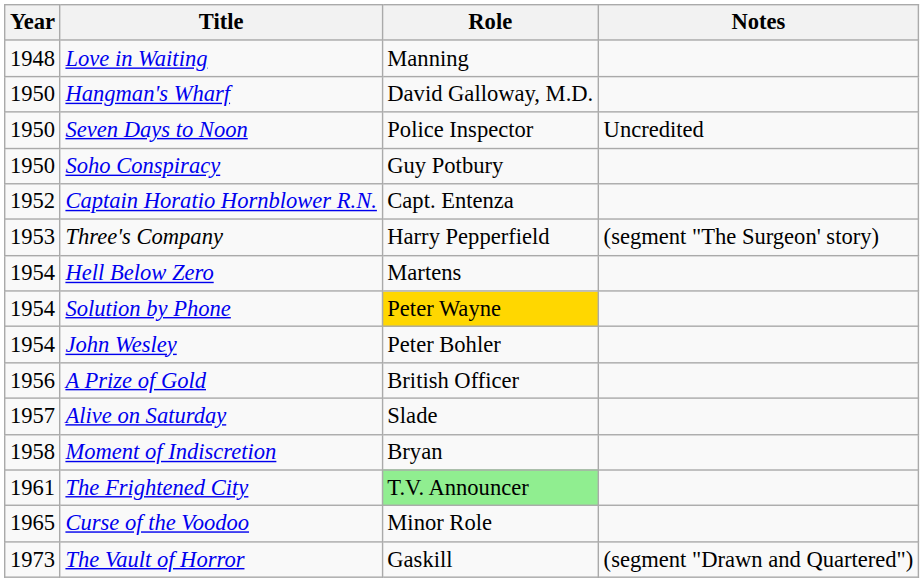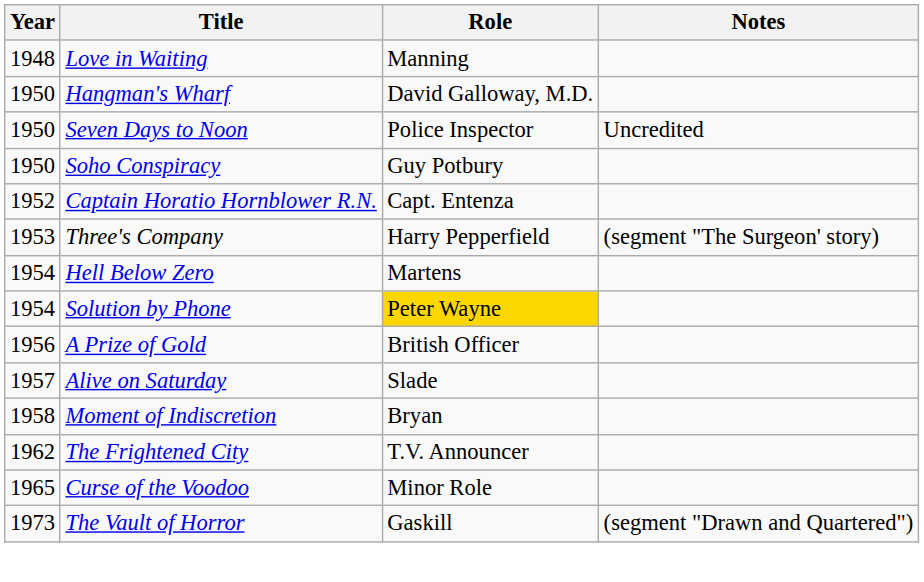- row: (121, 344)
(32, 487) 1961 -> (32, 451) 1962
(458, 487) lightgreen background -> (458, 451) no background
